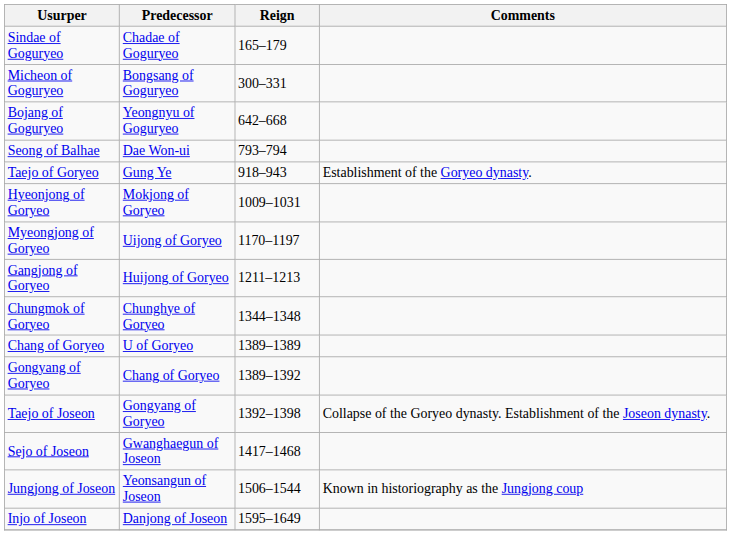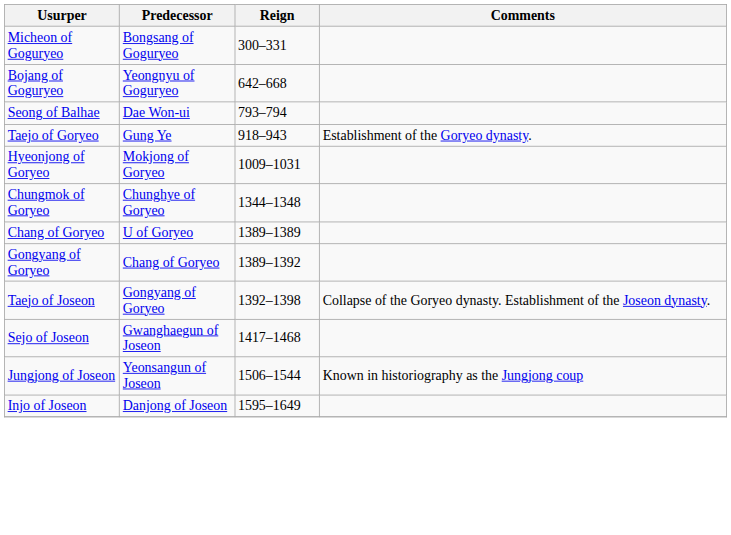- row: (35, 45)
- row: (51, 240)
- row: (43, 278)
